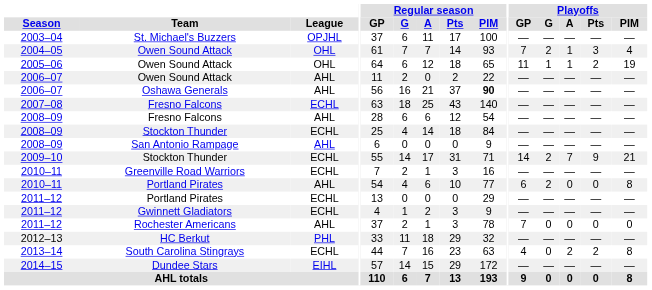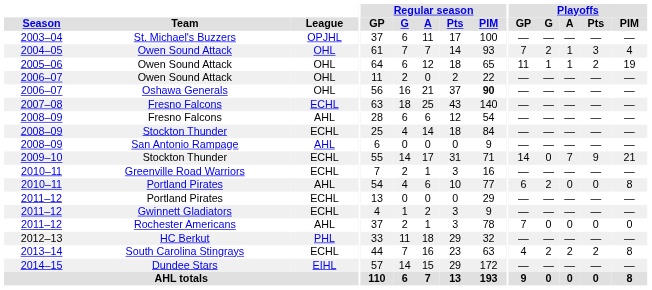(324, 77) AHL -> (324, 77) OHL
(324, 91) AHL -> (324, 91) OHL
(549, 158) 2 -> (549, 158) 0
(549, 252) 0 -> (549, 252) 2
